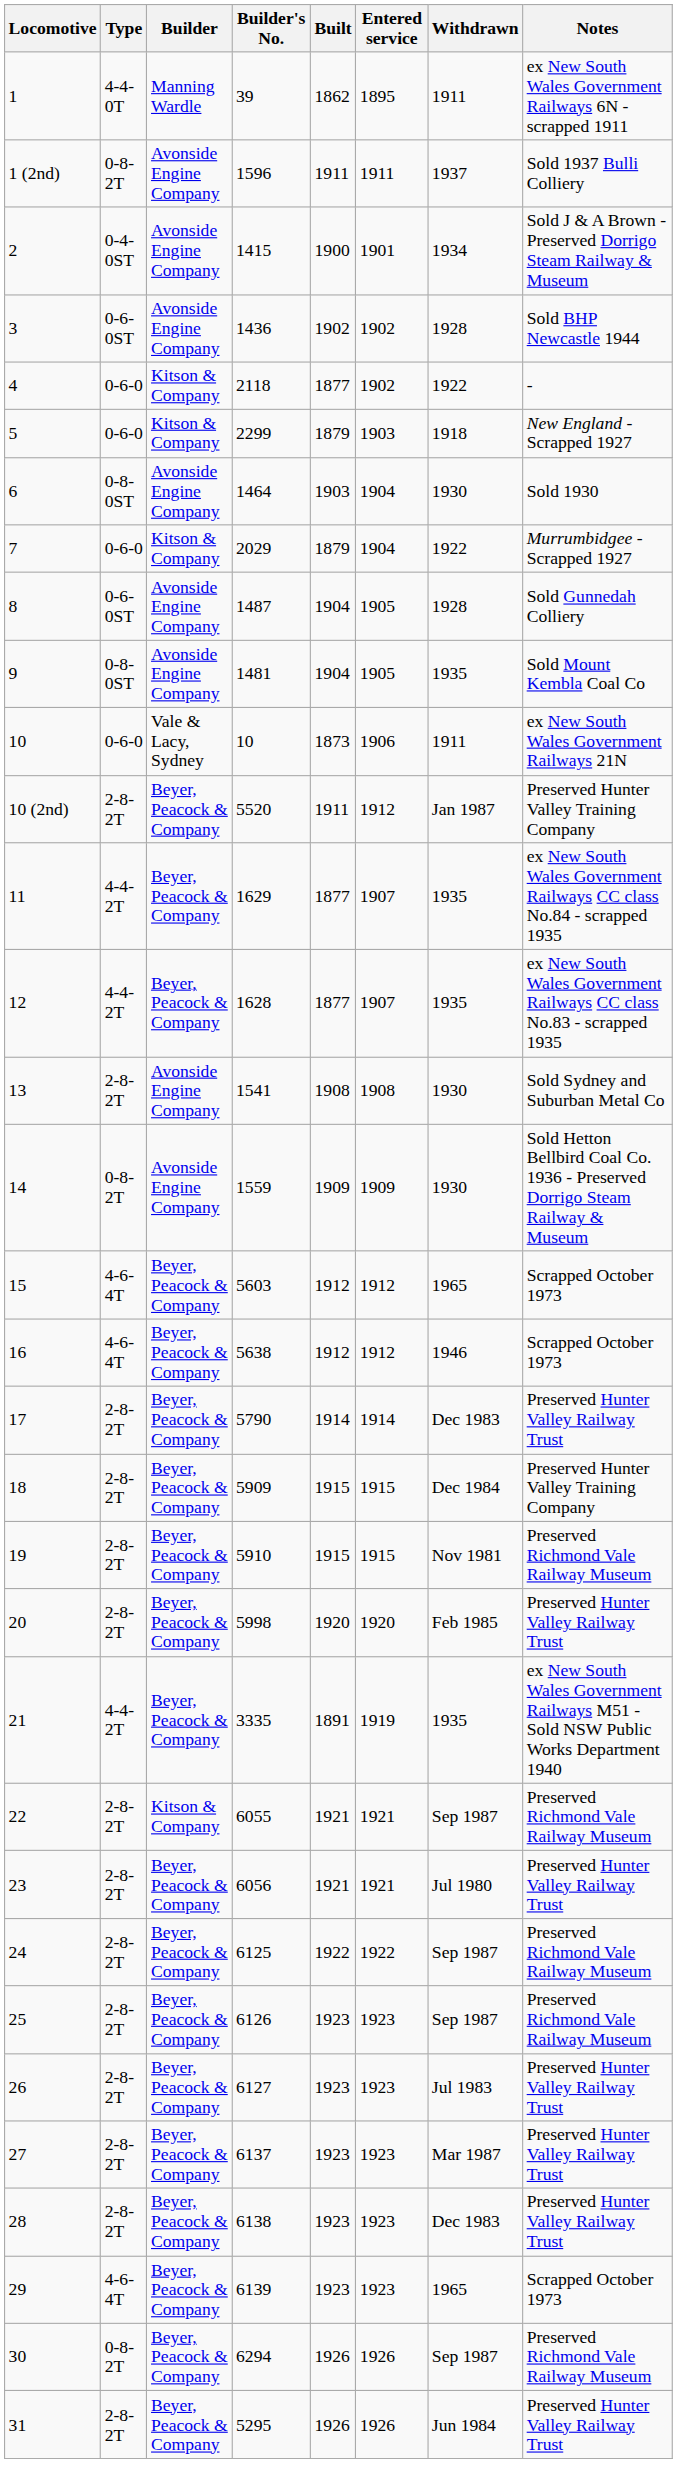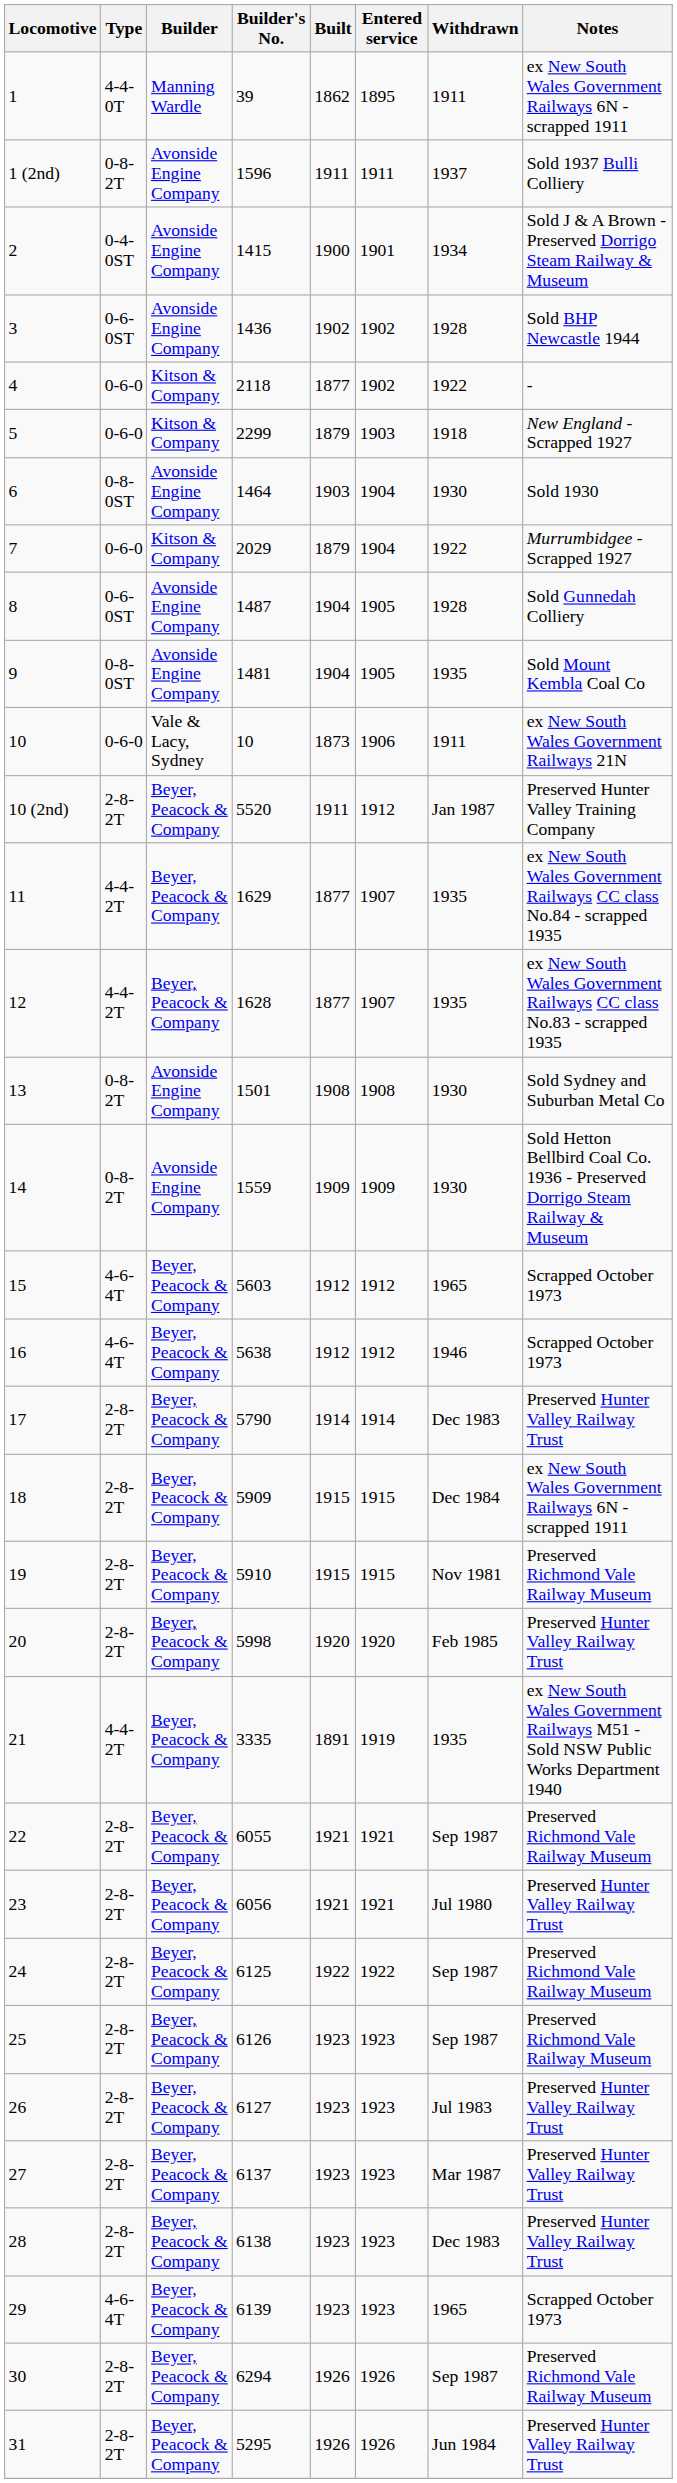(119, 1090) 2-8-2T -> (119, 1090) 0-8-2T
(254, 1090) 1541 -> (254, 1090) 1501
(588, 1487) Preserved Hunter Valley Training Company -> (594, 1497) ex New South Wales Government Railways 6N - scrapped 1911
(185, 1816) Kitson & Company -> (189, 1836) Beyer, Peacock & Company
(119, 2357) 0-8-2T -> (119, 2376) 2-8-2T
